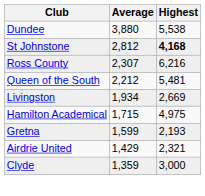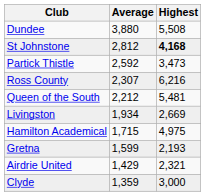(172, 30) 5,538 -> (172, 30) 5,508
+ row: (40, 64)
